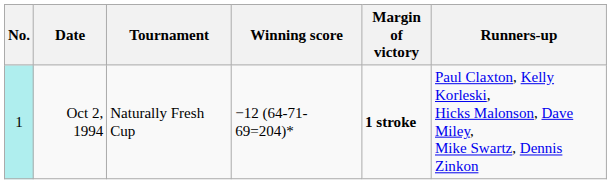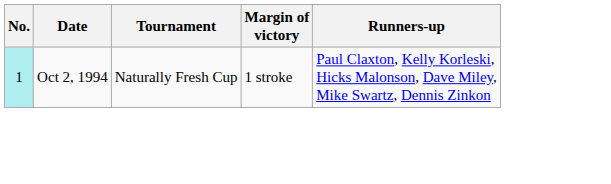- column: (297, 34)
(391, 122) bold -> (268, 77) normal
